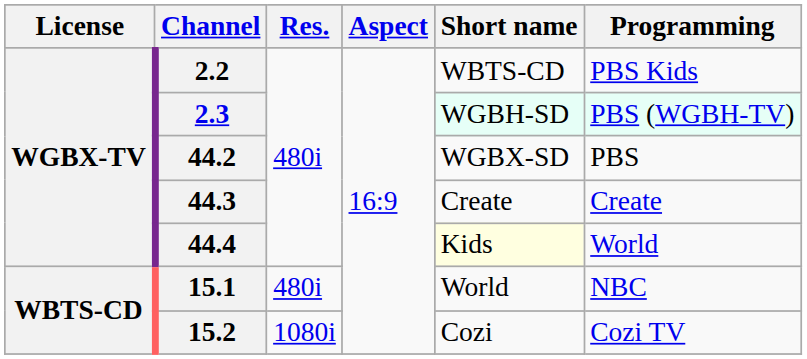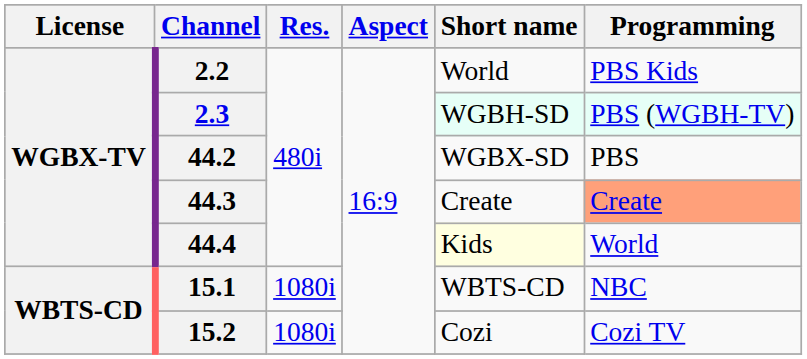(503, 69) WBTS-CD -> (475, 69) World
(626, 200) no background -> (626, 200) lightsalmon background
(298, 288) 480i -> (304, 288) 1080i
(475, 288) World -> (503, 288) WBTS-CD
